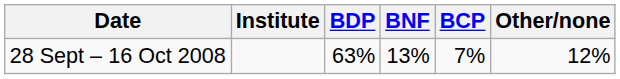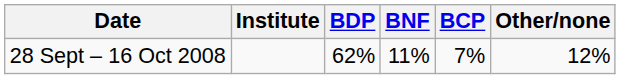(354, 55) 63% -> (354, 55) 62%
(408, 55) 13% -> (409, 55) 11%
